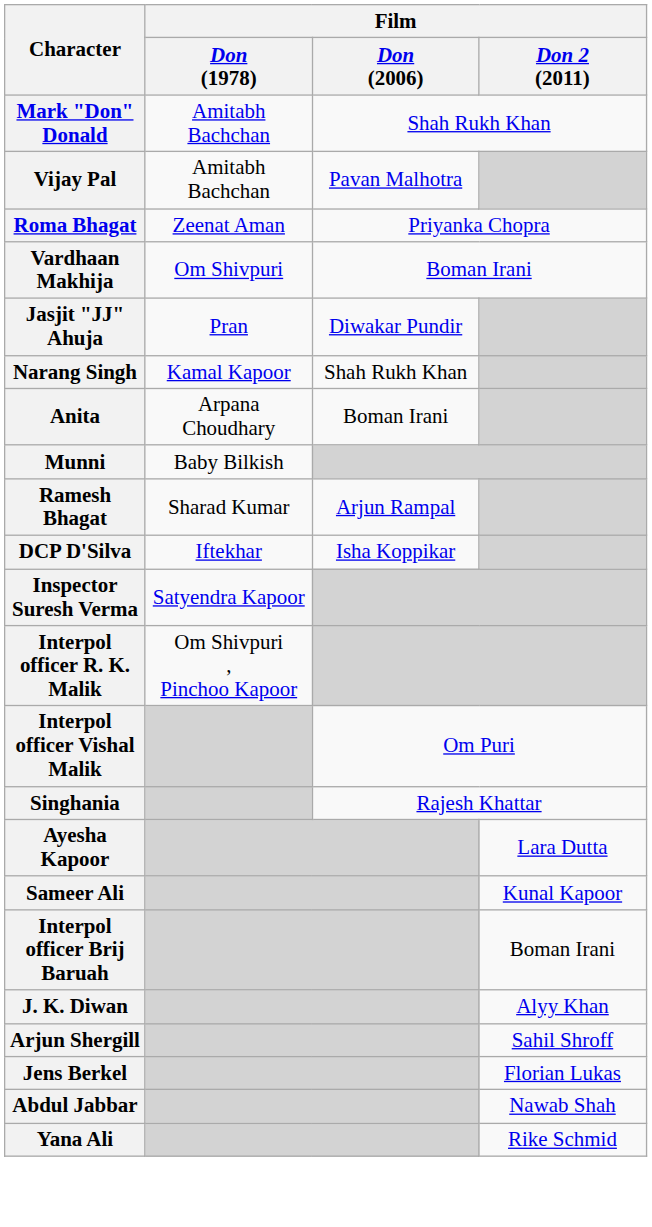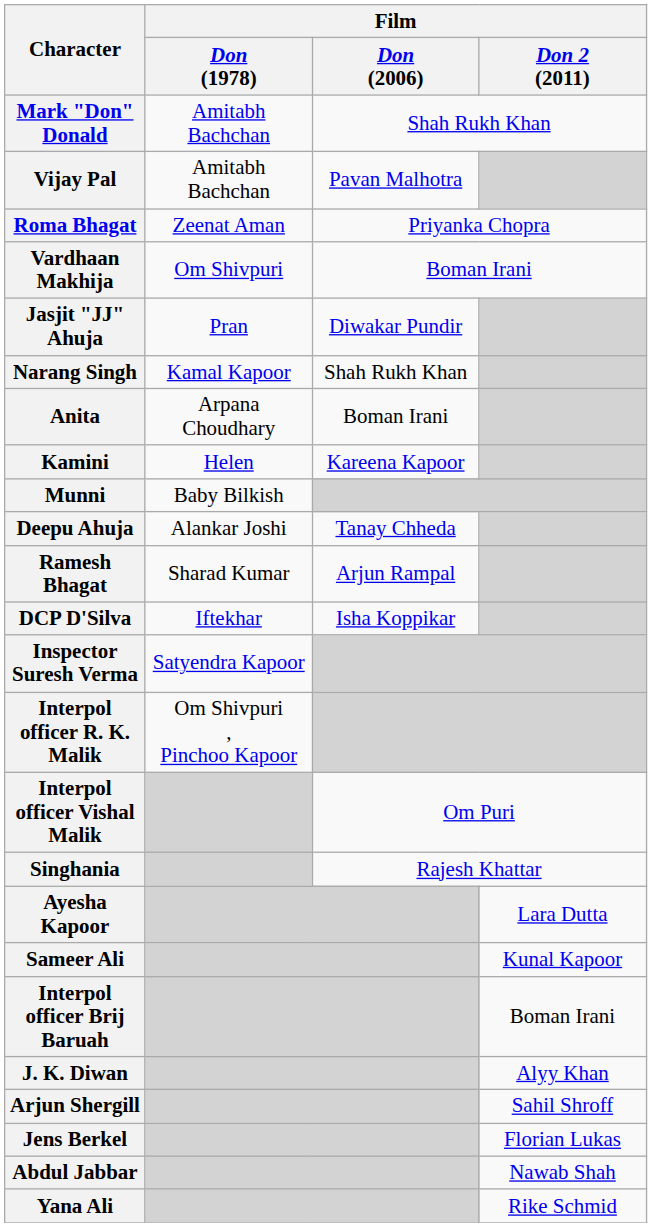+ row: (75, 461)
+ row: (75, 528)
